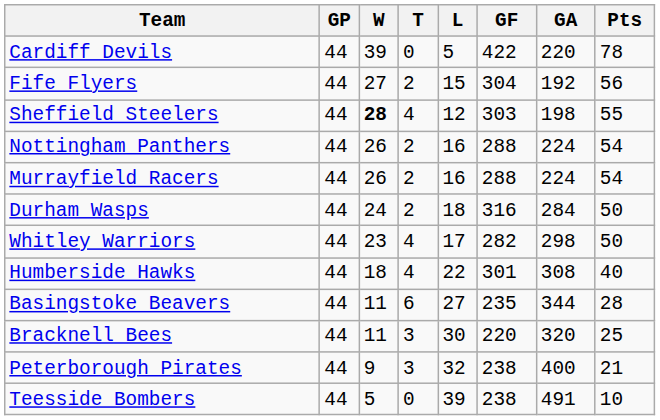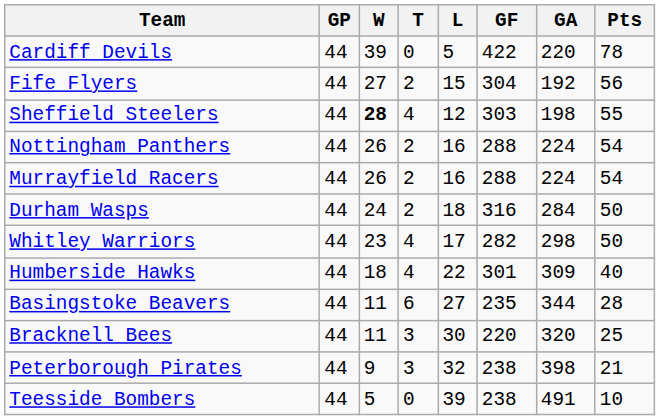(558, 273) 308 -> (558, 273) 309
(558, 368) 400 -> (558, 368) 398
